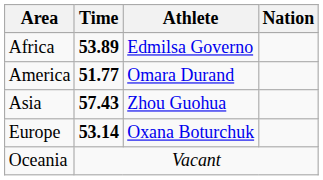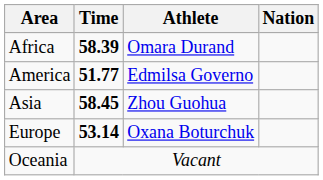(99, 47) 53.89 -> (99, 47) 58.39
(190, 47) Edmilsa Governo -> (181, 47) Omara Durand
(181, 75) Omara Durand -> (190, 75) Edmilsa Governo
(99, 103) 57.43 -> (99, 103) 58.45
